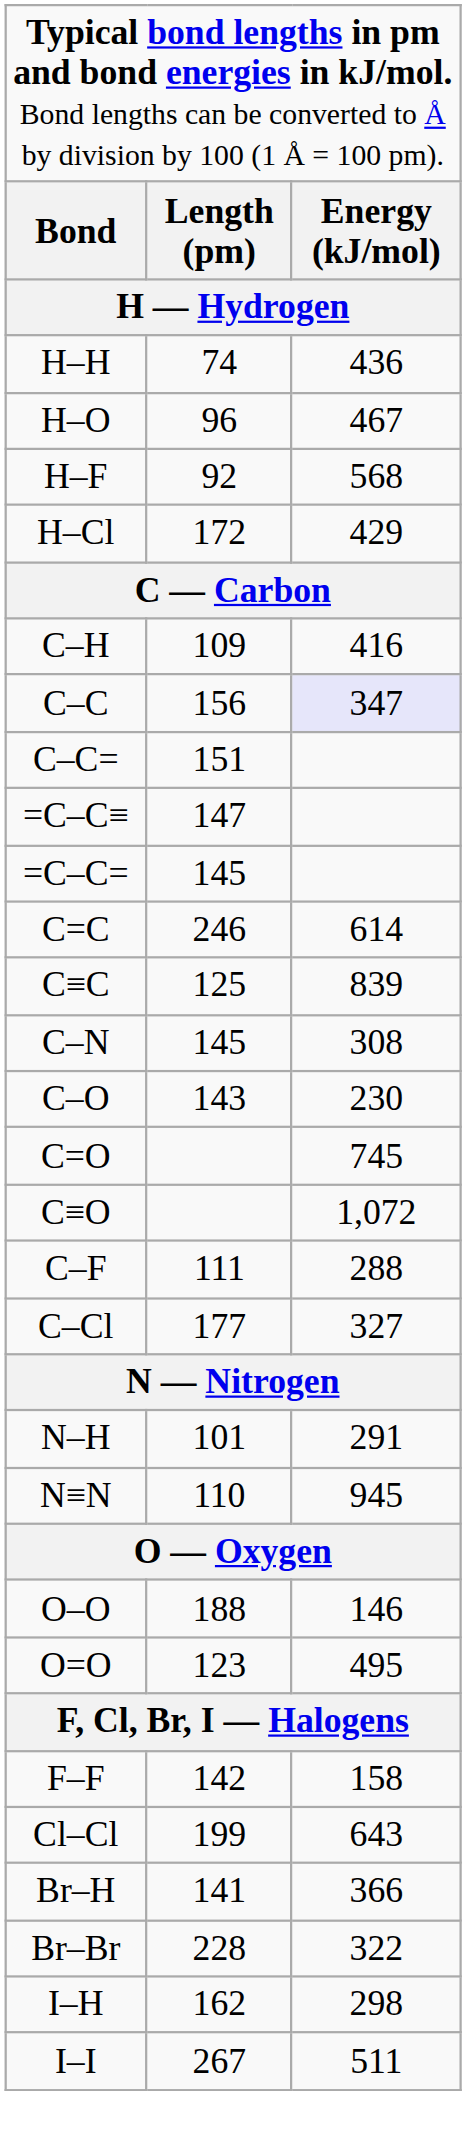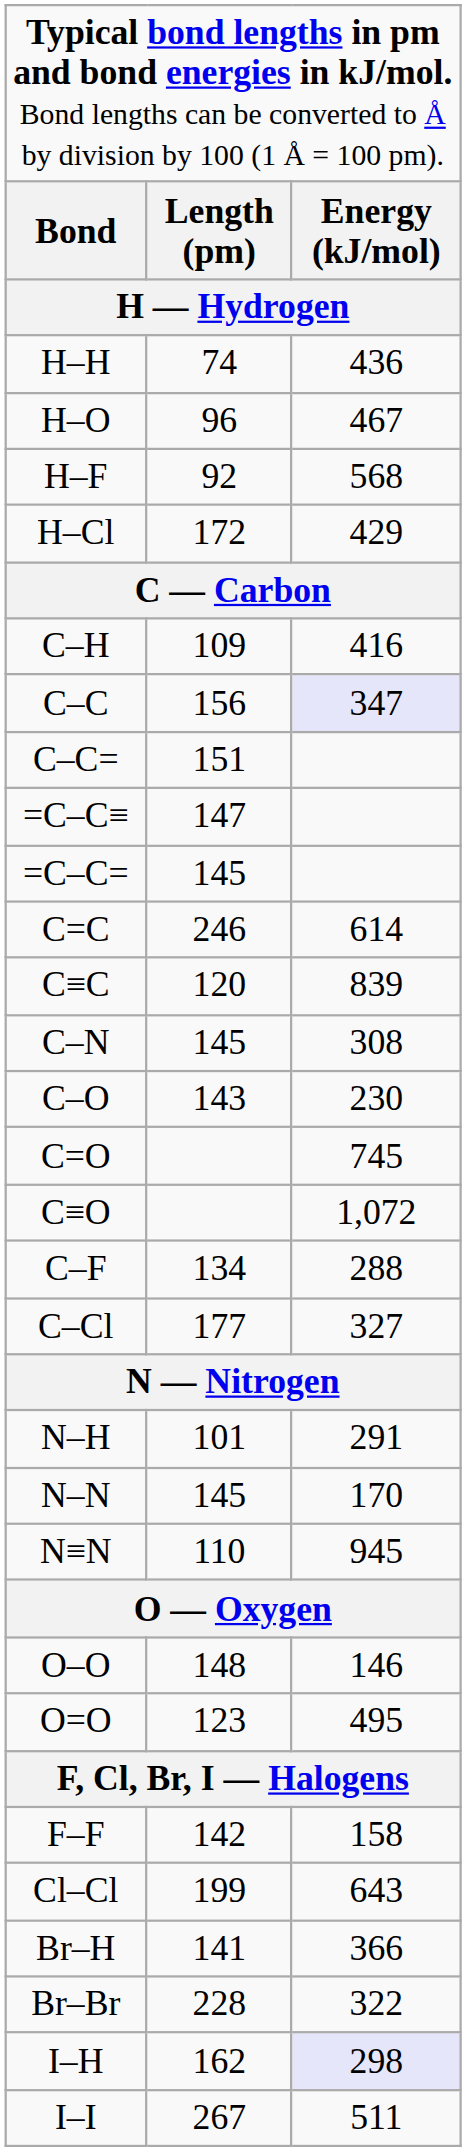(219, 985) 125 -> (219, 985) 120
(219, 1268) 111 -> (219, 1268) 134
+ row: (76, 1494)
(219, 1608) 188 -> (219, 1664) 148
(376, 2004) no background -> (376, 2060) lavender background
